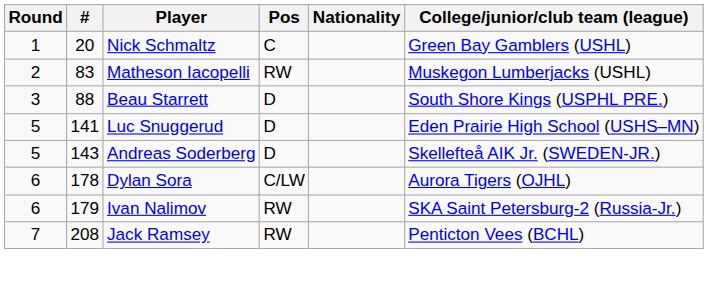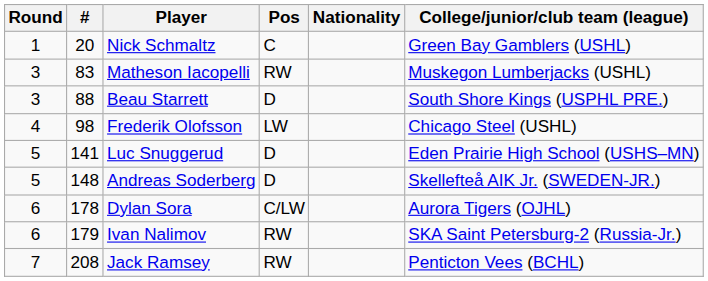(36, 72) 2 -> (36, 72) 3
+ row: (175, 126)
(85, 153) 143 -> (85, 180) 148
